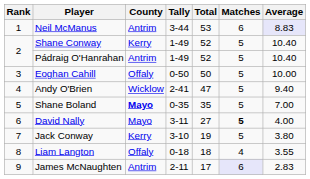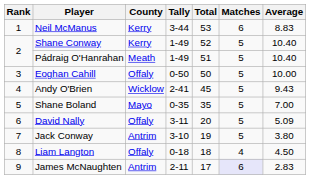(142, 27) Antrim -> (140, 27) Kerry
(284, 27) lavender background -> (284, 27) no background
(142, 58) Antrim -> (142, 58) Meath
(206, 58) 52 -> (206, 58) 51
(206, 89) 47 -> (206, 89) 45
(284, 89) 9.40 -> (284, 89) 9.43
(141, 105) bold -> (140, 105) normal
(140, 120) Mayo -> (141, 120) Offaly
(206, 120) 27 -> (206, 120) 20
(241, 120) bold -> (241, 120) normal
(284, 120) 4.00 -> (284, 120) 5.09
(140, 136) Kerry -> (142, 136) Antrim
(284, 151) 3.55 -> (284, 151) 4.50
